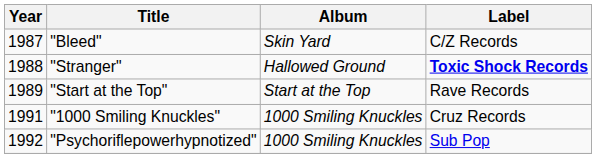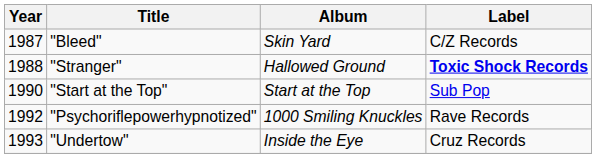(26, 91) 1989 -> (26, 91) 1990
(479, 91) Rave Records -> (460, 91) Sub Pop
- row: (135, 116)
(460, 141) Sub Pop -> (479, 116) Rave Records
+ row: (89, 141)
